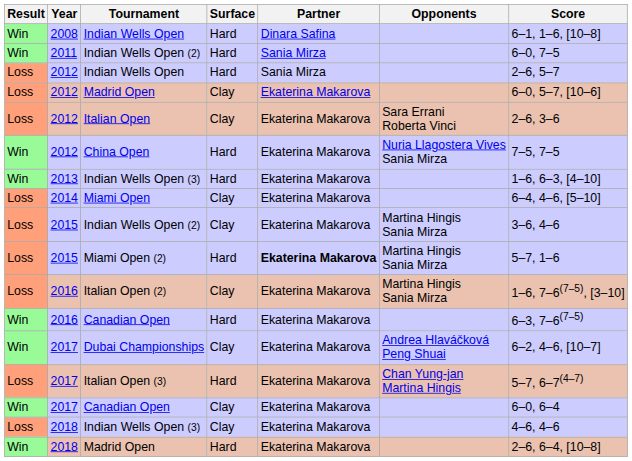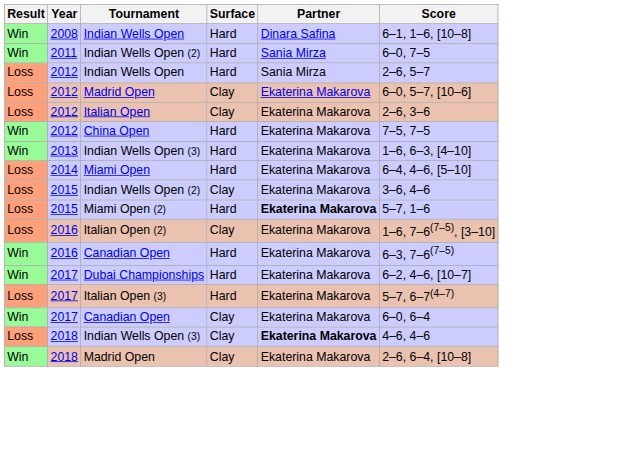- column: (444, 14)
(222, 198) Clay -> (223, 170) Hard
(222, 347) Clay -> (223, 274) Hard
(316, 427) normal -> (319, 336) bold
(223, 446) Hard -> (222, 356) Clay
